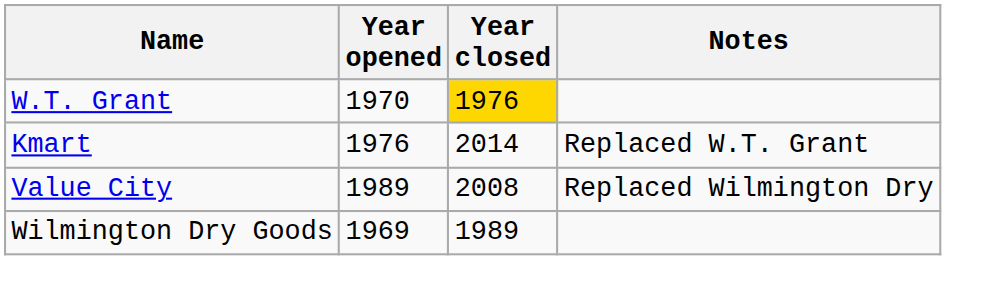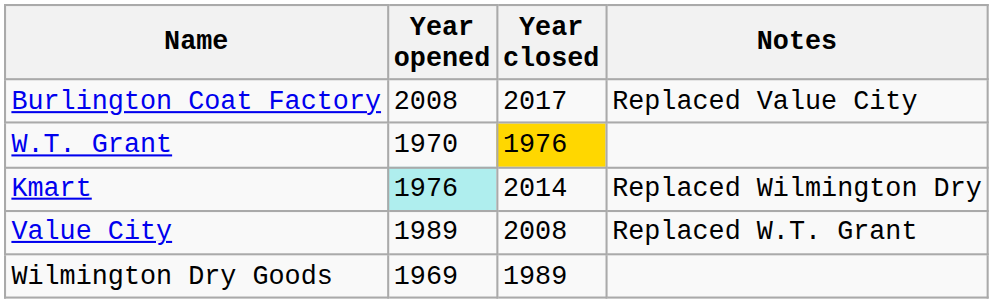+ row: (196, 101)
(378, 145) no background -> (426, 189) paleturquoise background
(717, 145) Replaced W.T. Grant -> (797, 189) Replaced Wilmington Dry
(749, 189) Replaced Wilmington Dry -> (765, 232) Replaced W.T. Grant
